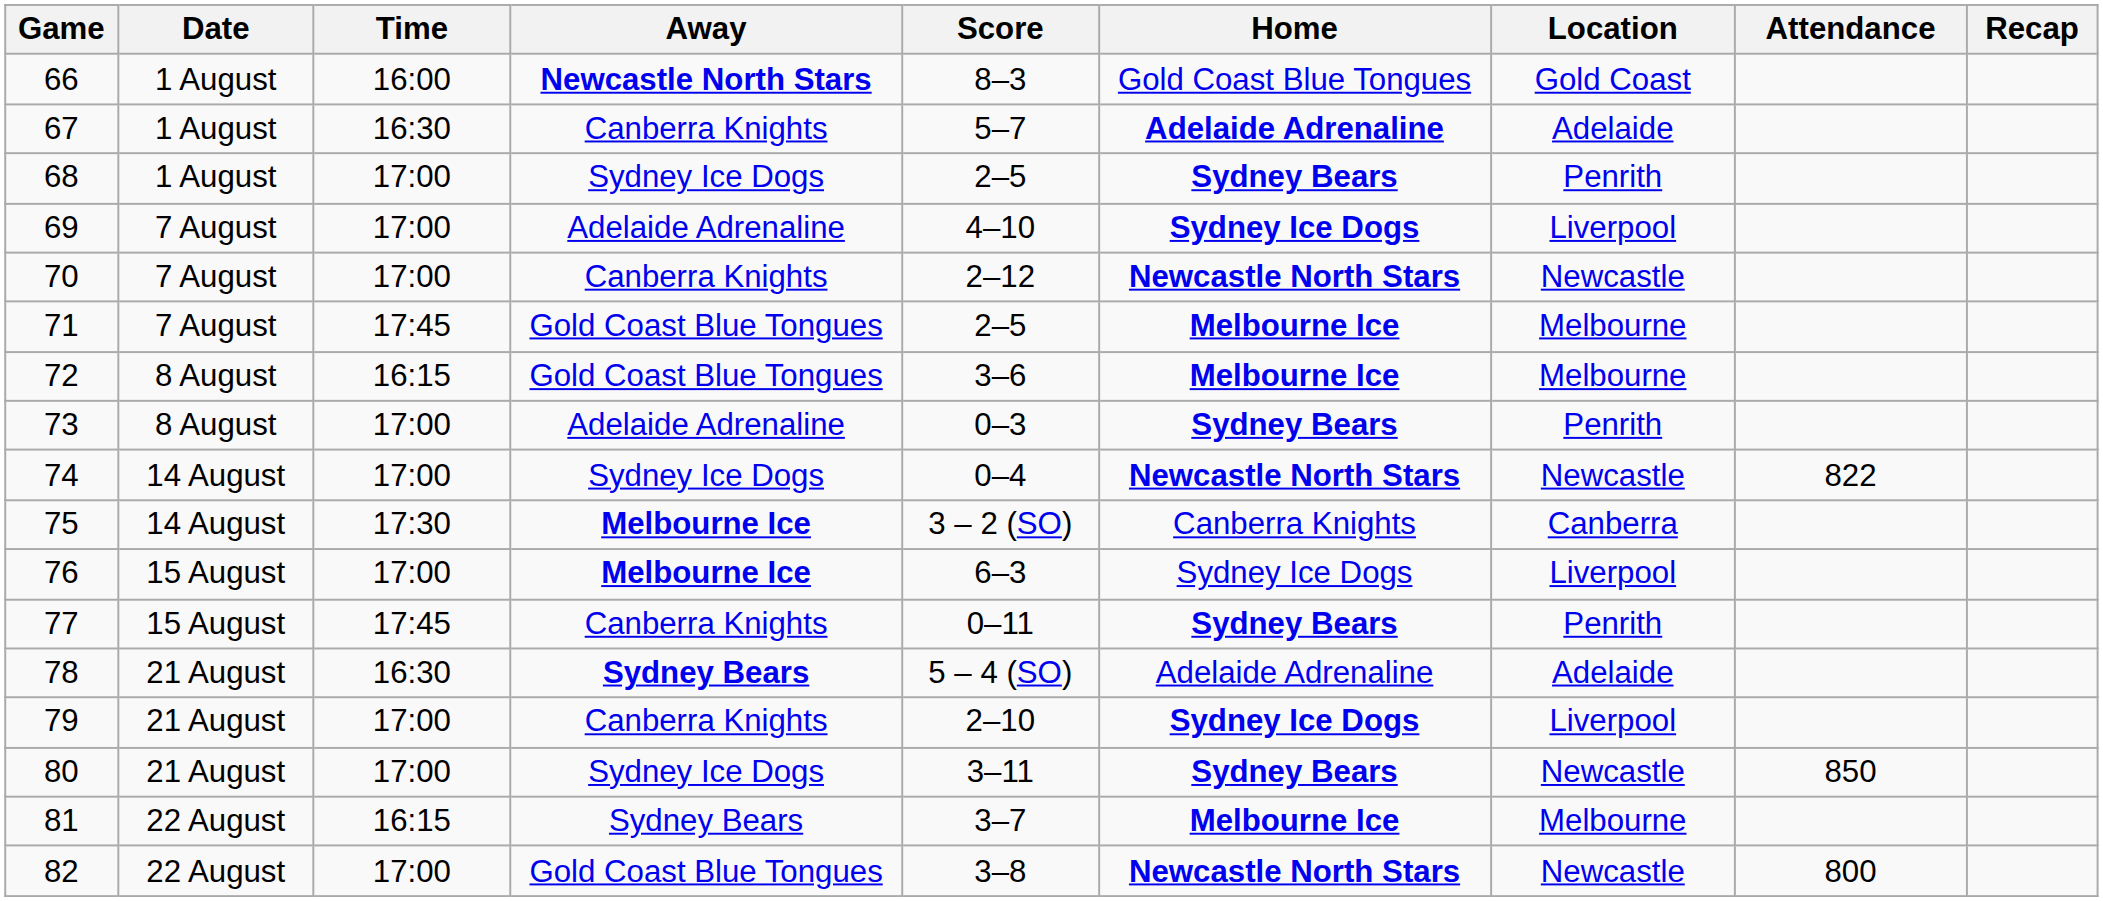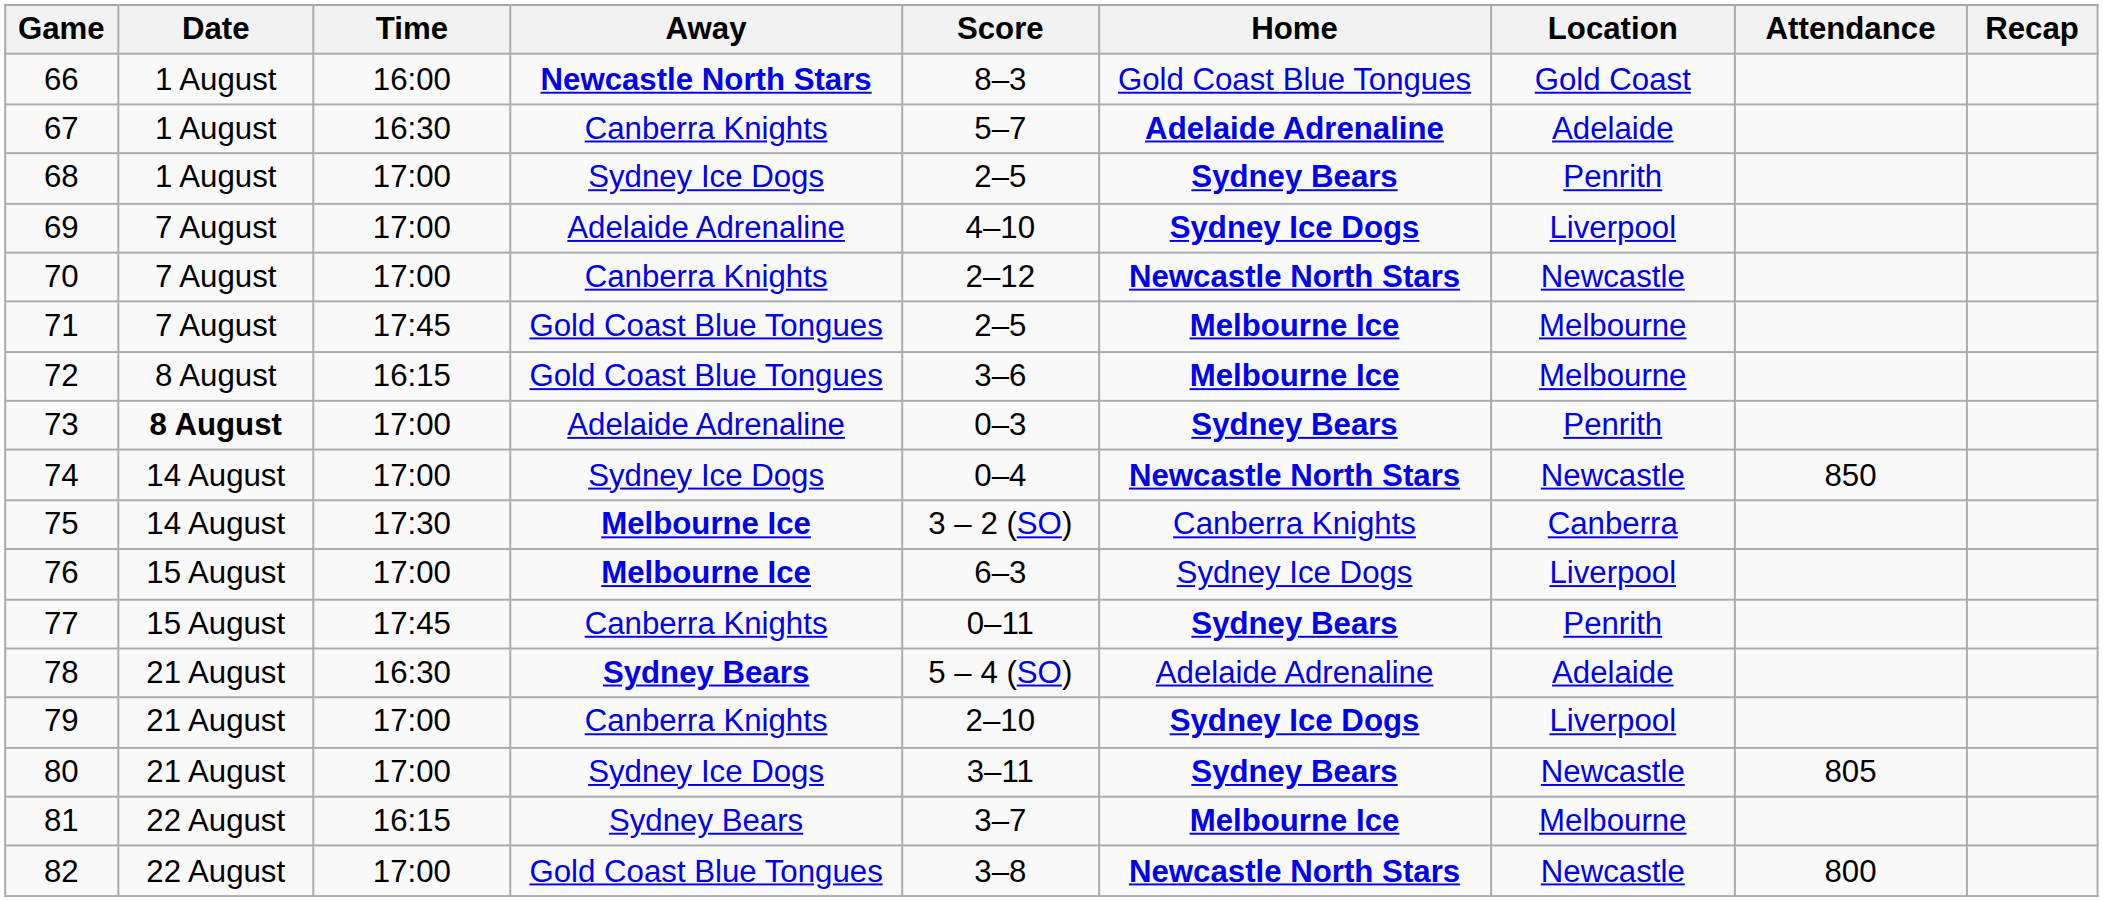(216, 425) normal -> (216, 425) bold
(1851, 474) 822 -> (1851, 474) 850
(1851, 771) 850 -> (1851, 771) 805
